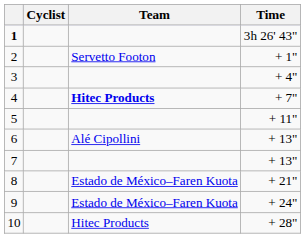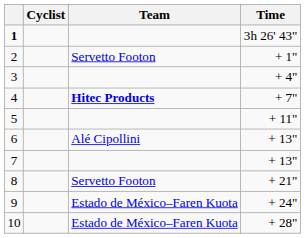(155, 181) Estado de México–Faren Kuota -> (113, 181) Servetto Footon
(110, 222) Hitec Products -> (155, 222) Estado de México–Faren Kuota
